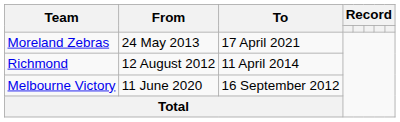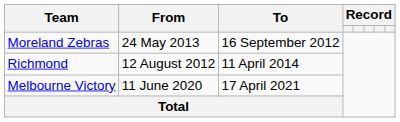(261, 42) 17 April 2021 -> (280, 42) 16 September 2012
(280, 85) 16 September 2012 -> (261, 85) 17 April 2021
